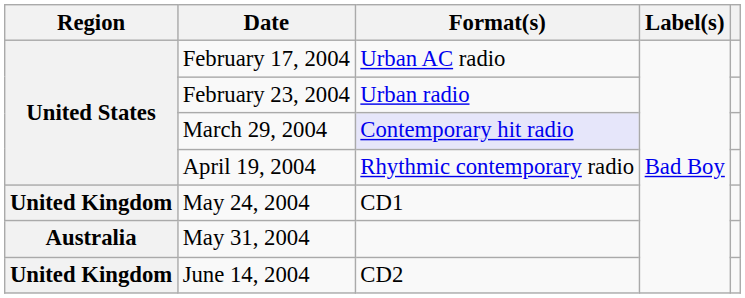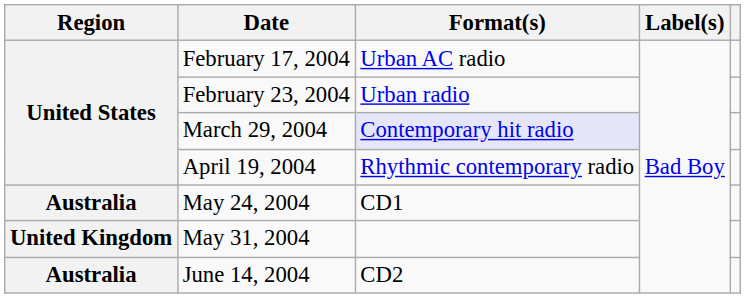(91, 202) United Kingdom -> (91, 202) Australia
(91, 238) Australia -> (91, 238) United Kingdom
(91, 274) United Kingdom -> (91, 274) Australia
